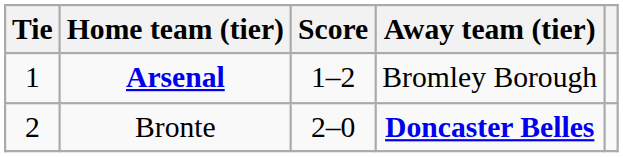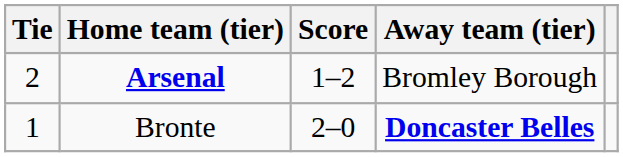(32, 77) 1 -> (32, 77) 2
(32, 126) 2 -> (32, 126) 1
